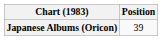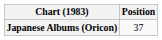(138, 27) 39 -> (138, 27) 37
